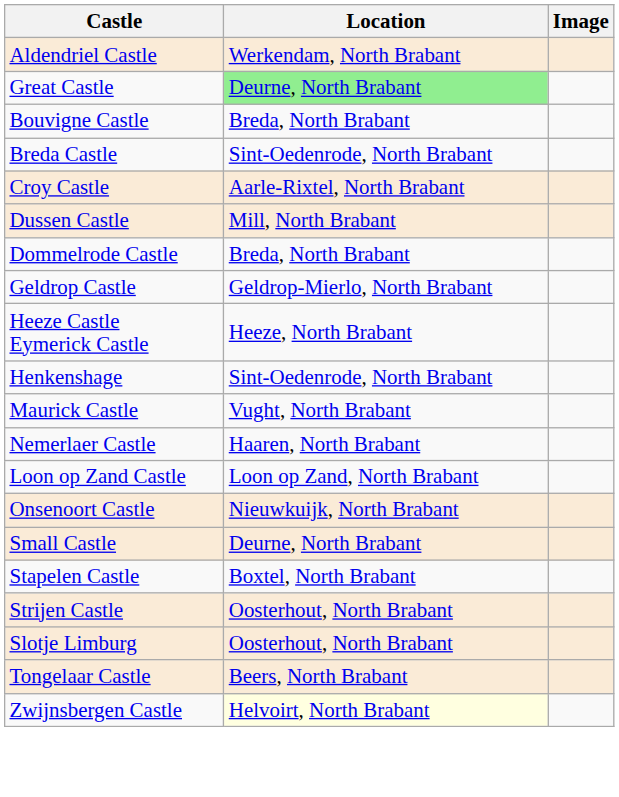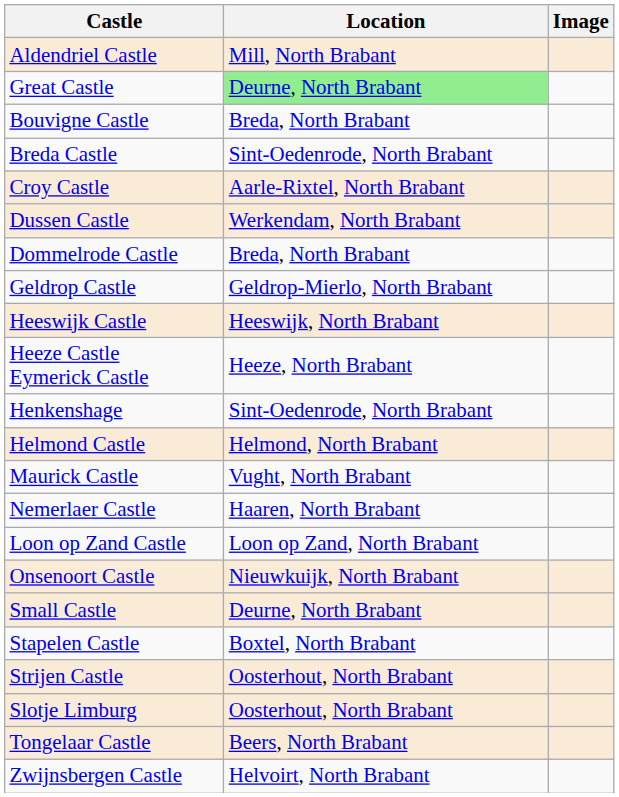(345, 54) Werkendam, North Brabant -> (312, 54) Mill, North Brabant
(312, 220) Mill, North Brabant -> (345, 220) Werkendam, North Brabant
+ row: (78, 320)
+ row: (77, 443)
(329, 709) lightyellow background -> (329, 776) no background
